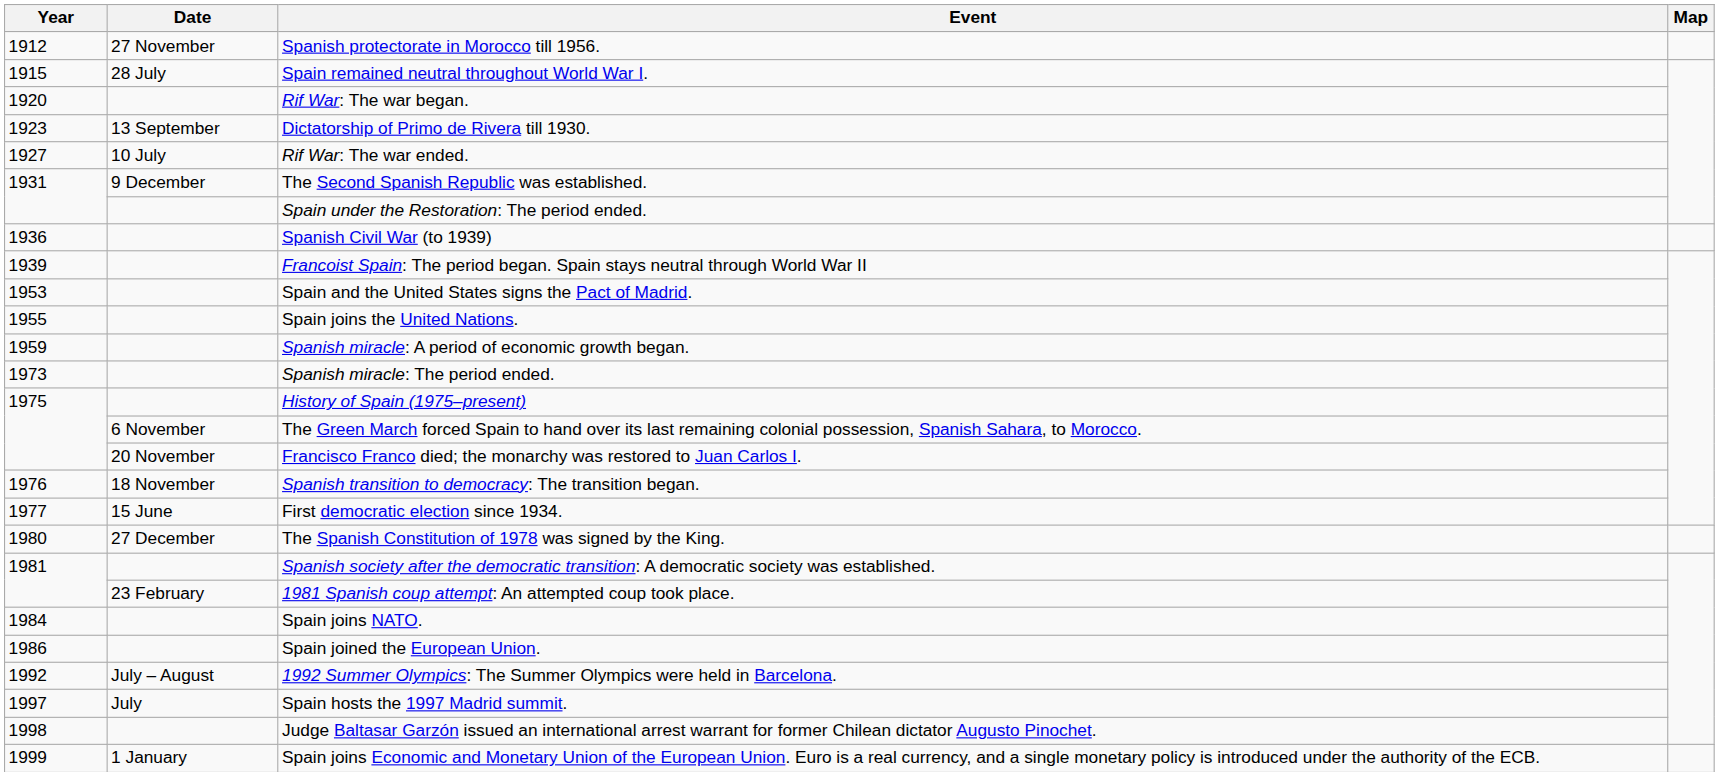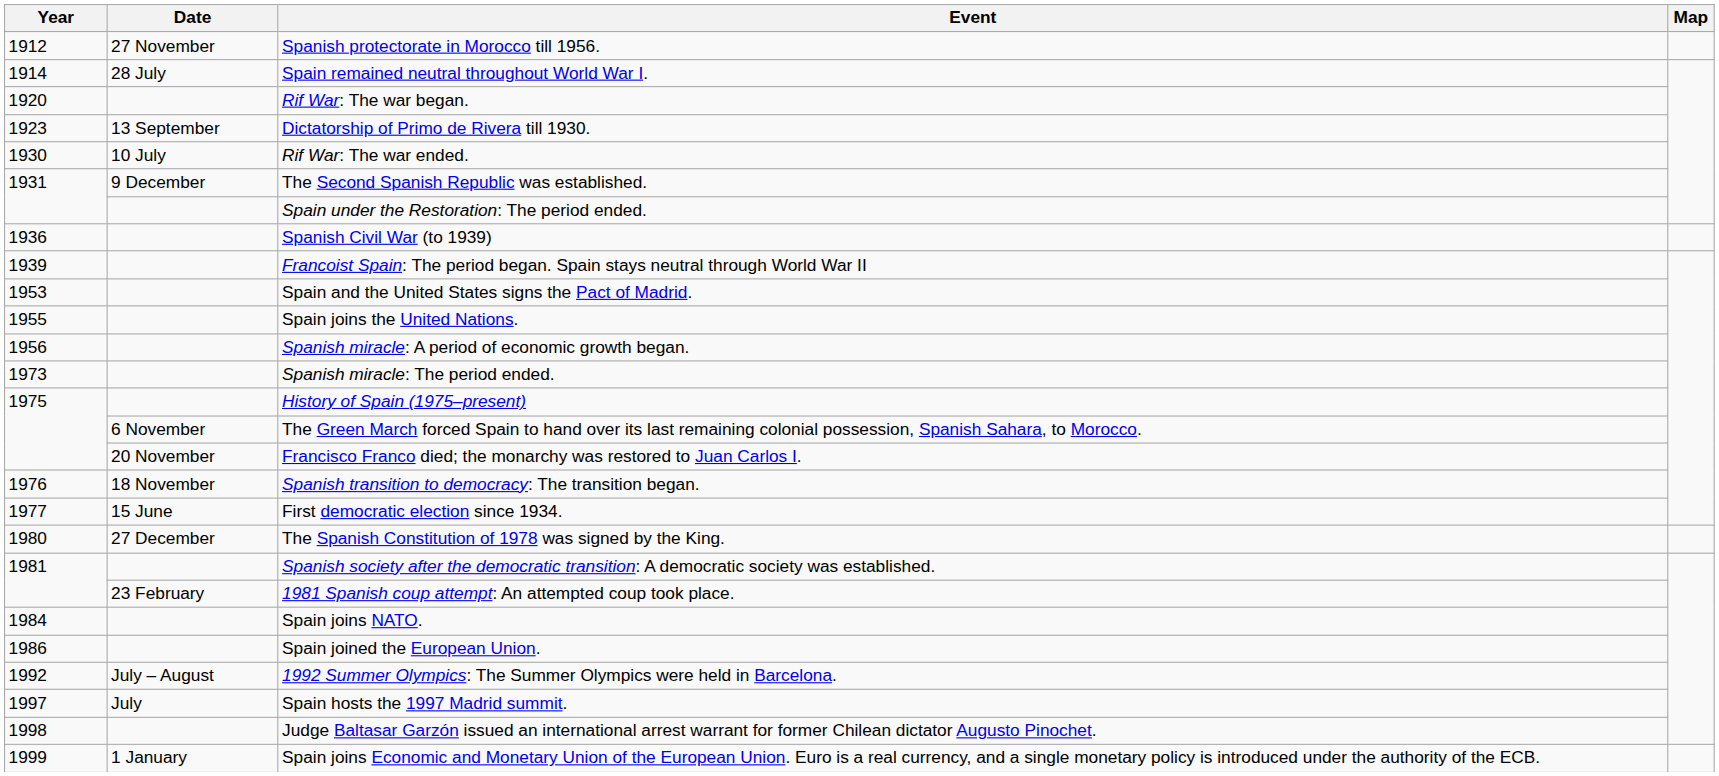(28, 73) 1915 -> (28, 73) 1914
(28, 155) 1927 -> (28, 155) 1930
(28, 347) 1959 -> (28, 347) 1956
